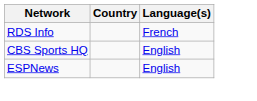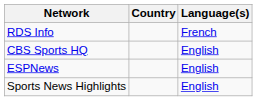+ row: (67, 86)
